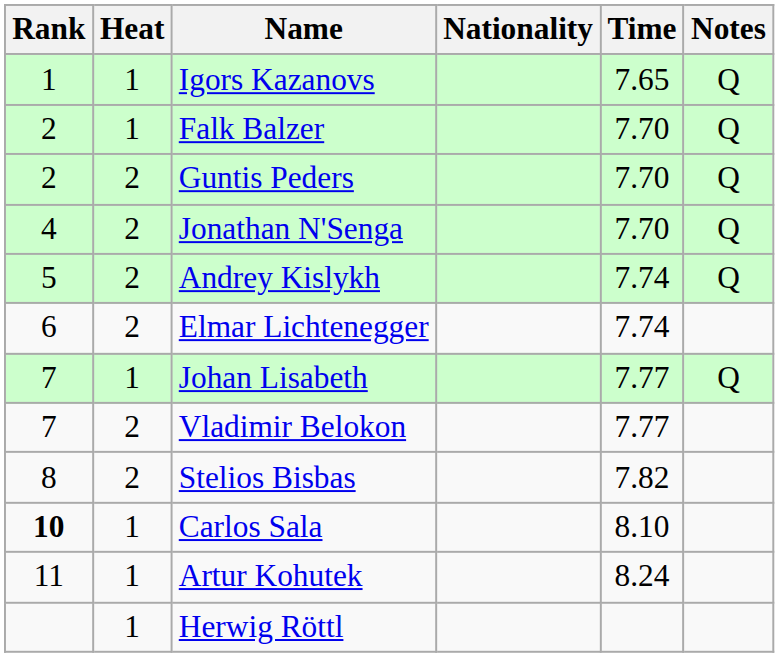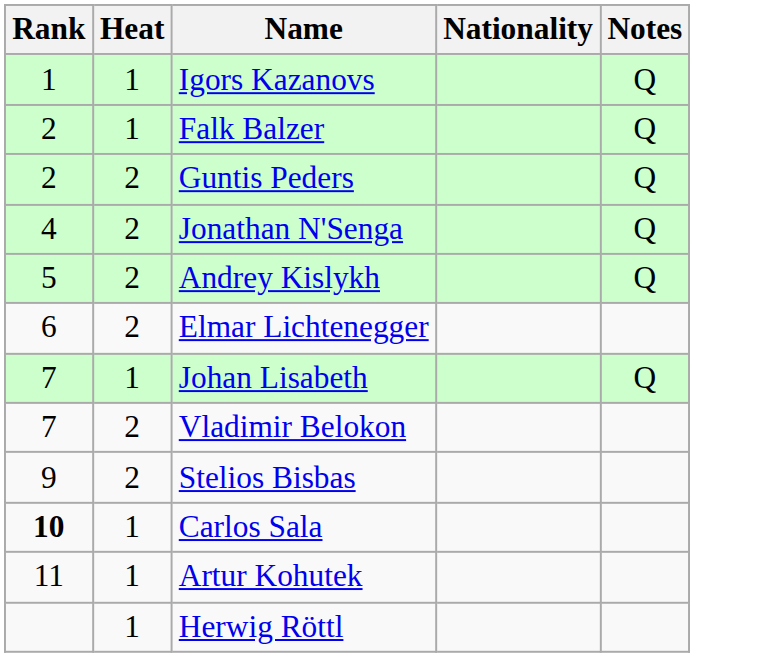- column: (642, 29)
(49, 476) 8 -> (49, 476) 9
